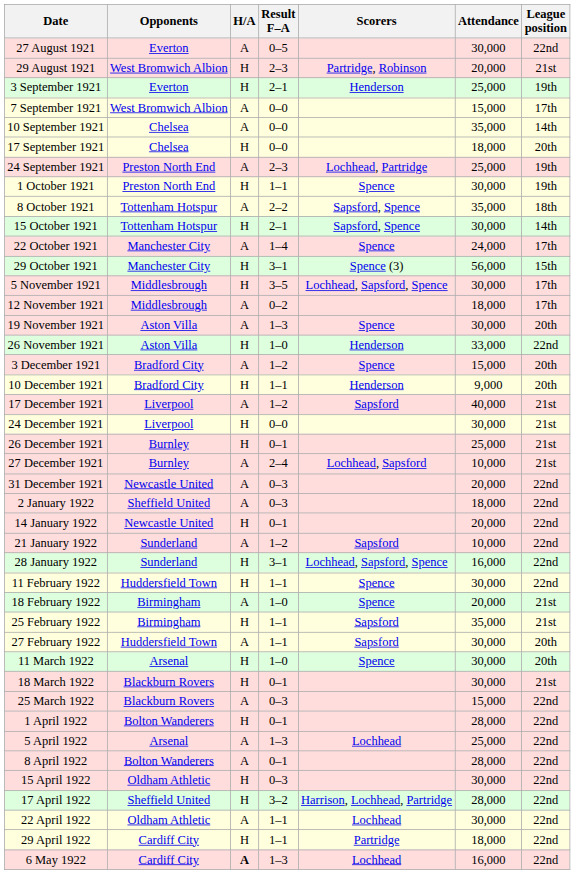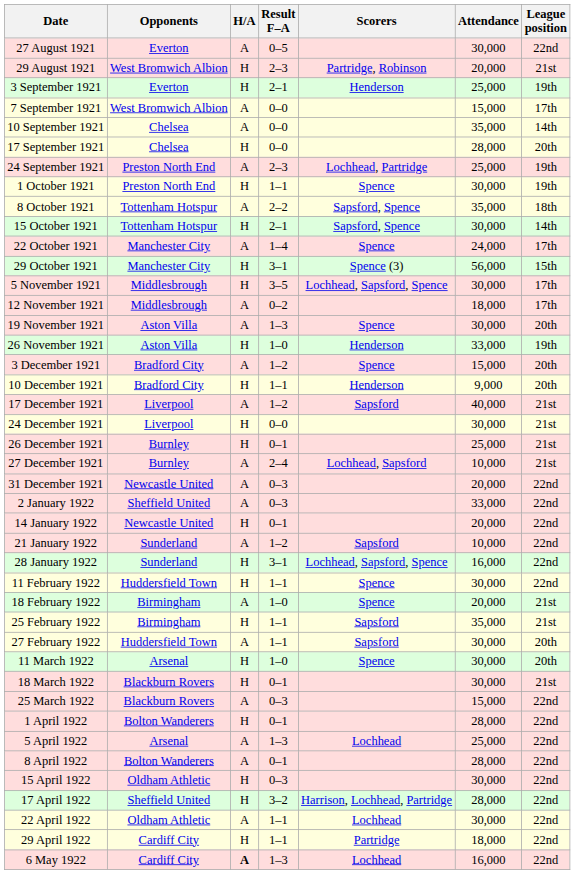(488, 147) 18,000 -> (488, 147) 28,000
(546, 345) 22nd -> (546, 345) 19th
(488, 503) 18,000 -> (488, 503) 33,000
